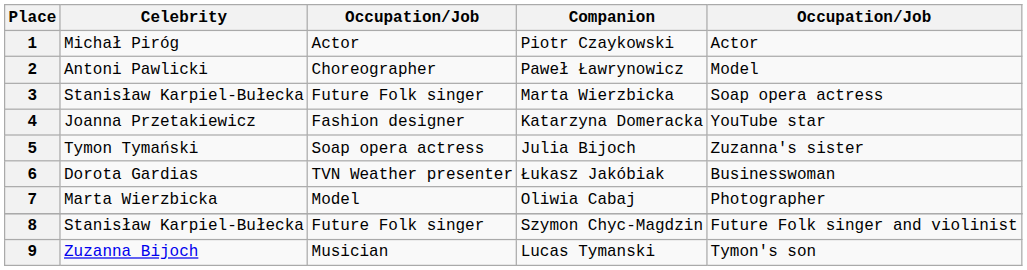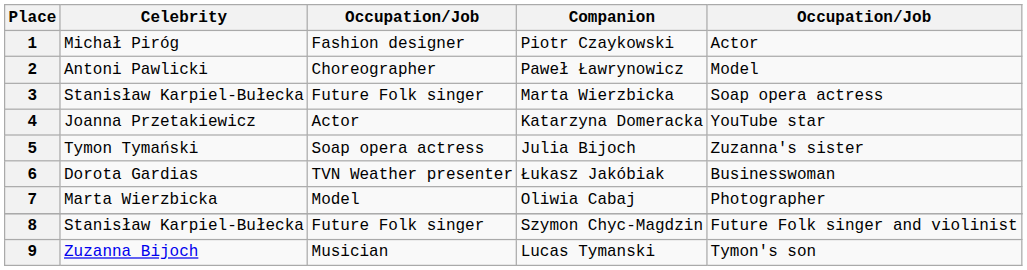(336, 44) Actor -> (388, 44) Fashion designer
(388, 122) Fashion designer -> (336, 122) Actor
